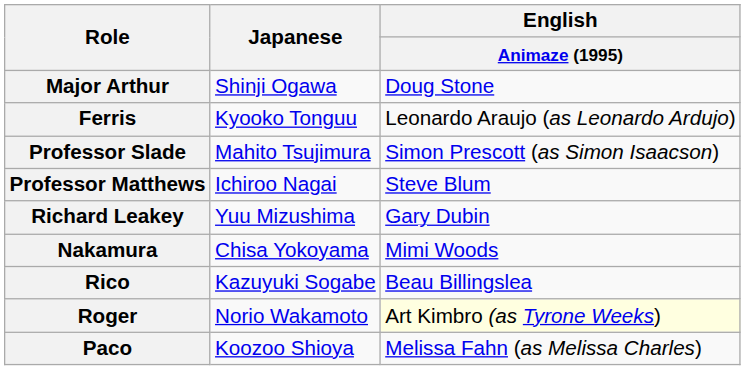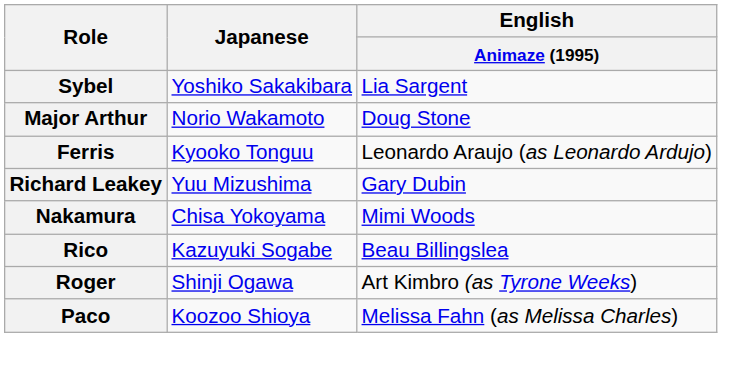+ row: (86, 86)
(276, 86) Shinji Ogawa -> (248, 119) Norio Wakamoto
- row: (107, 151)
- row: (107, 184)
(292, 315) Norio Wakamoto -> (232, 282) Shinji Ogawa
(523, 315) lightyellow background -> (499, 282) no background
